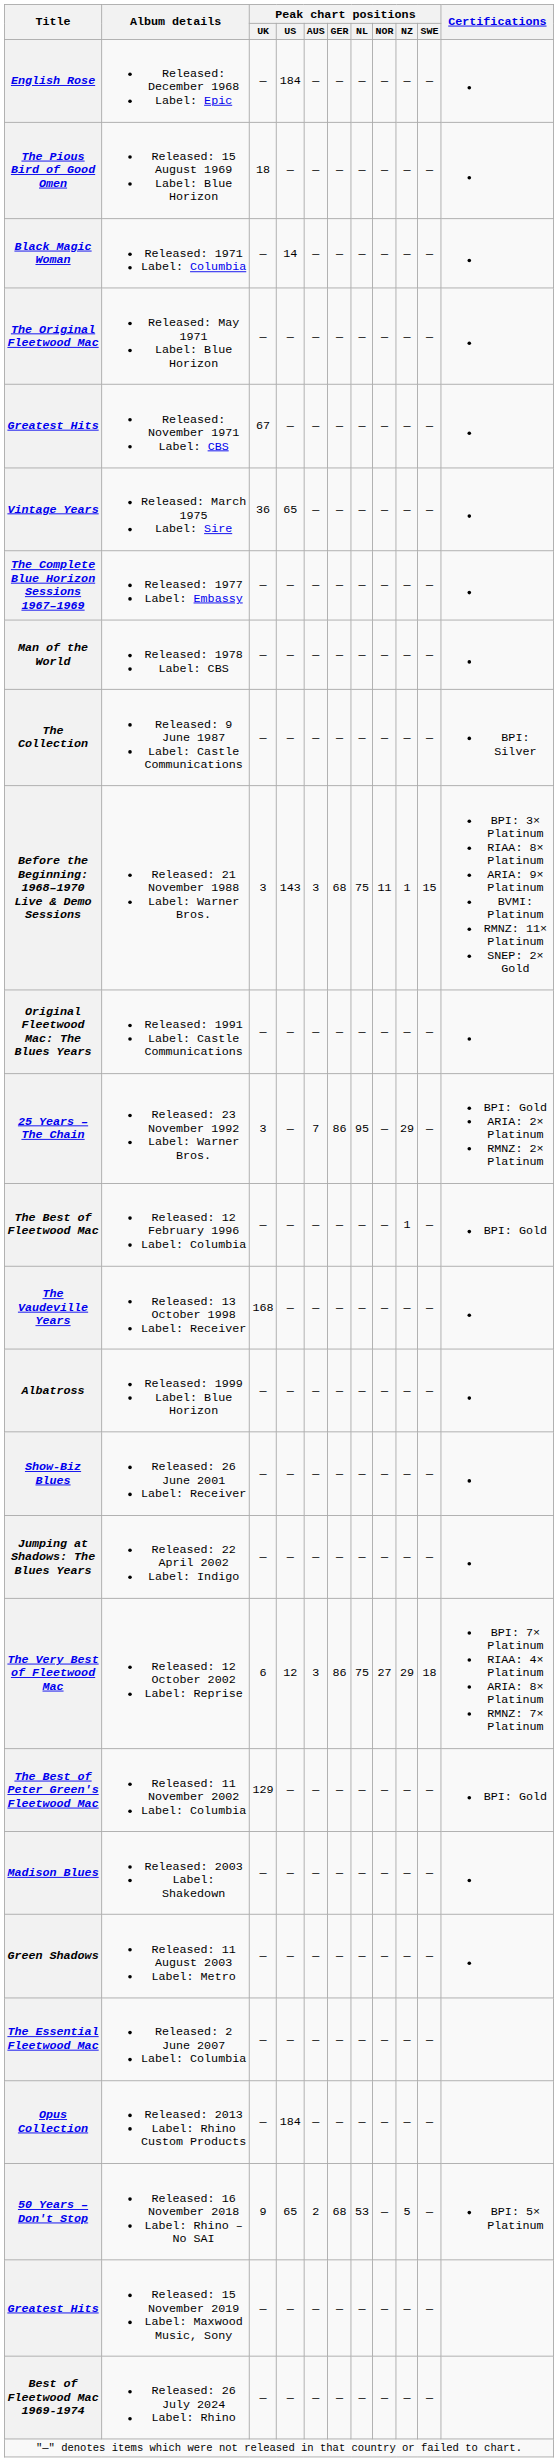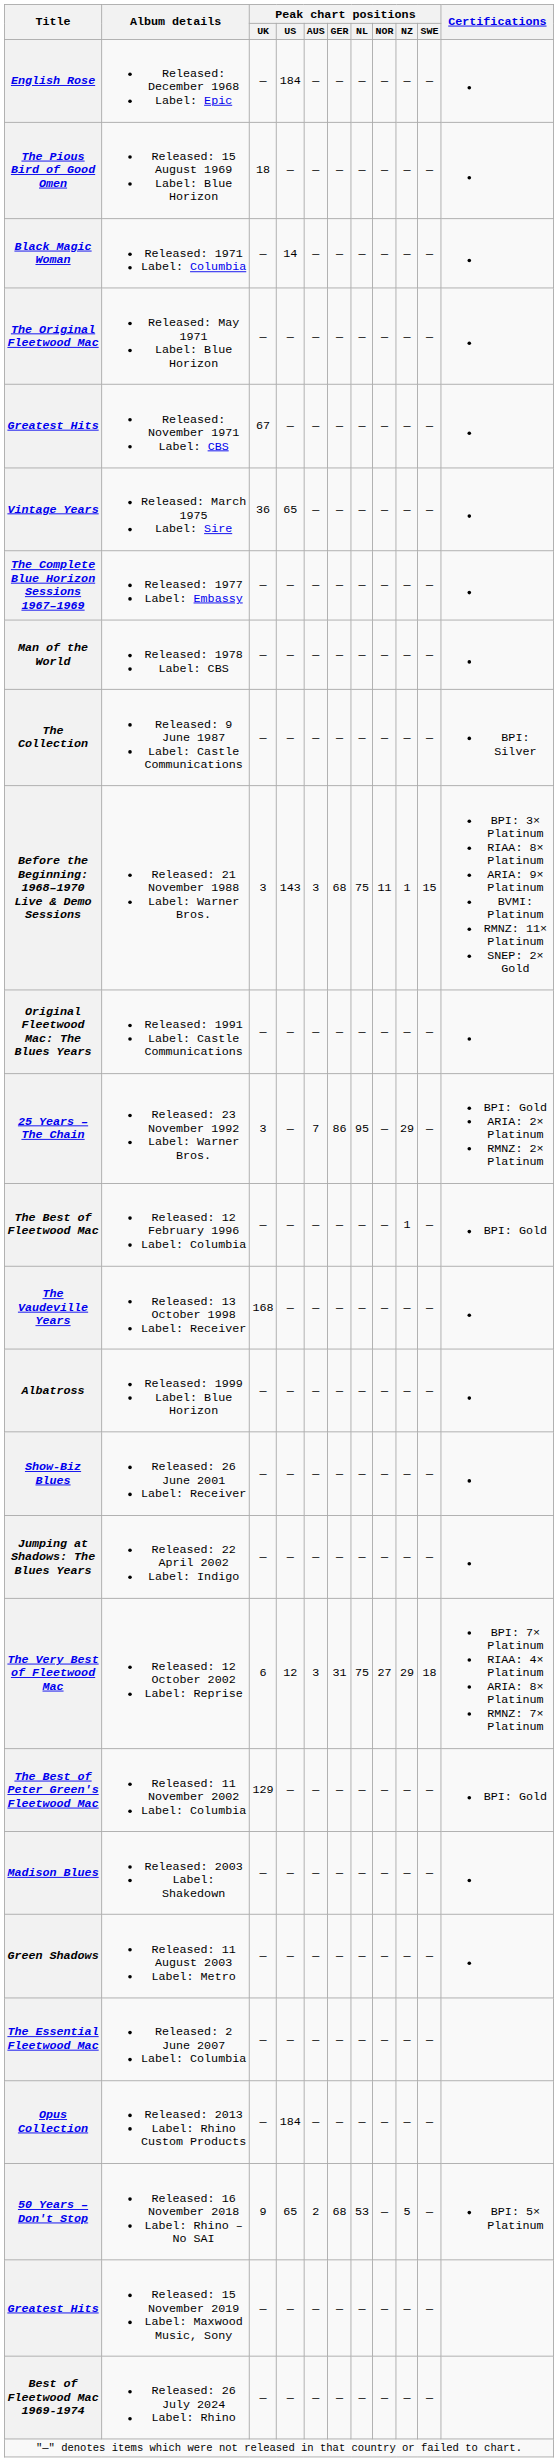(339, 1673) 86 -> (339, 1673) 31
